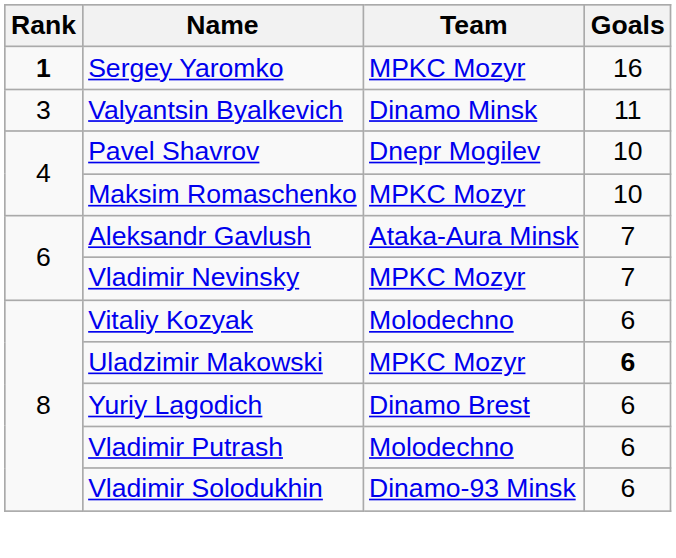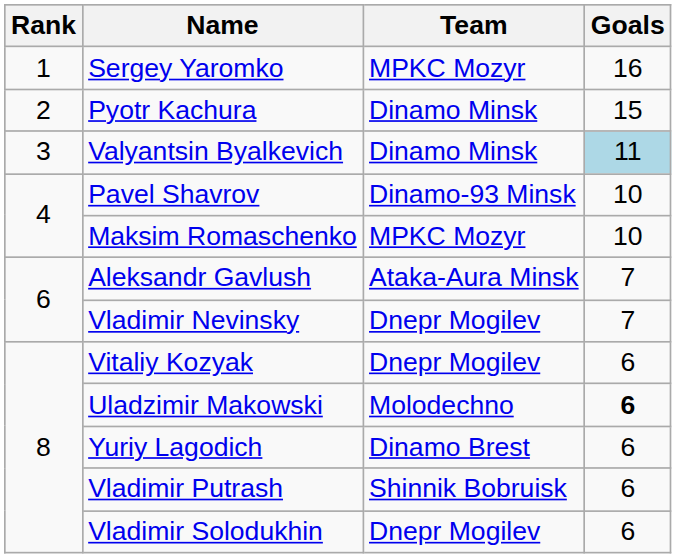(43, 67) bold -> (43, 67) normal
+ row: (172, 109)
(628, 109) no background -> (628, 151) lightblue background
(455, 151) Dnepr Mogilev -> (472, 194) Dinamo-93 Minsk
(447, 278) MPKC Mozyr -> (455, 320) Dnepr Mogilev
(441, 320) Molodechno -> (455, 362) Dnepr Mogilev
(447, 362) MPKC Mozyr -> (441, 404) Molodechno
(441, 446) Molodechno -> (468, 488) Shinnik Bobruisk
(472, 488) Dinamo-93 Minsk -> (455, 531) Dnepr Mogilev
